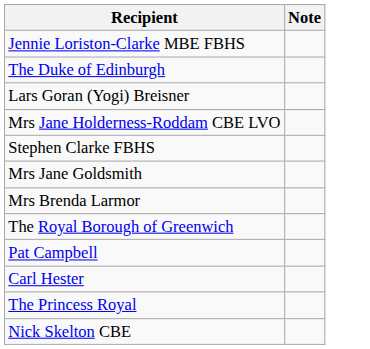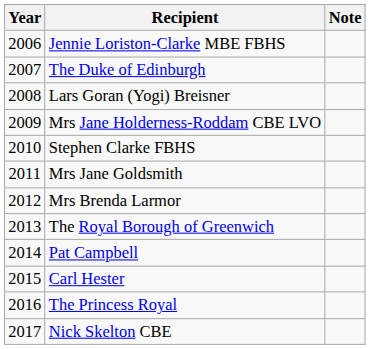+ column: (25, 17)
